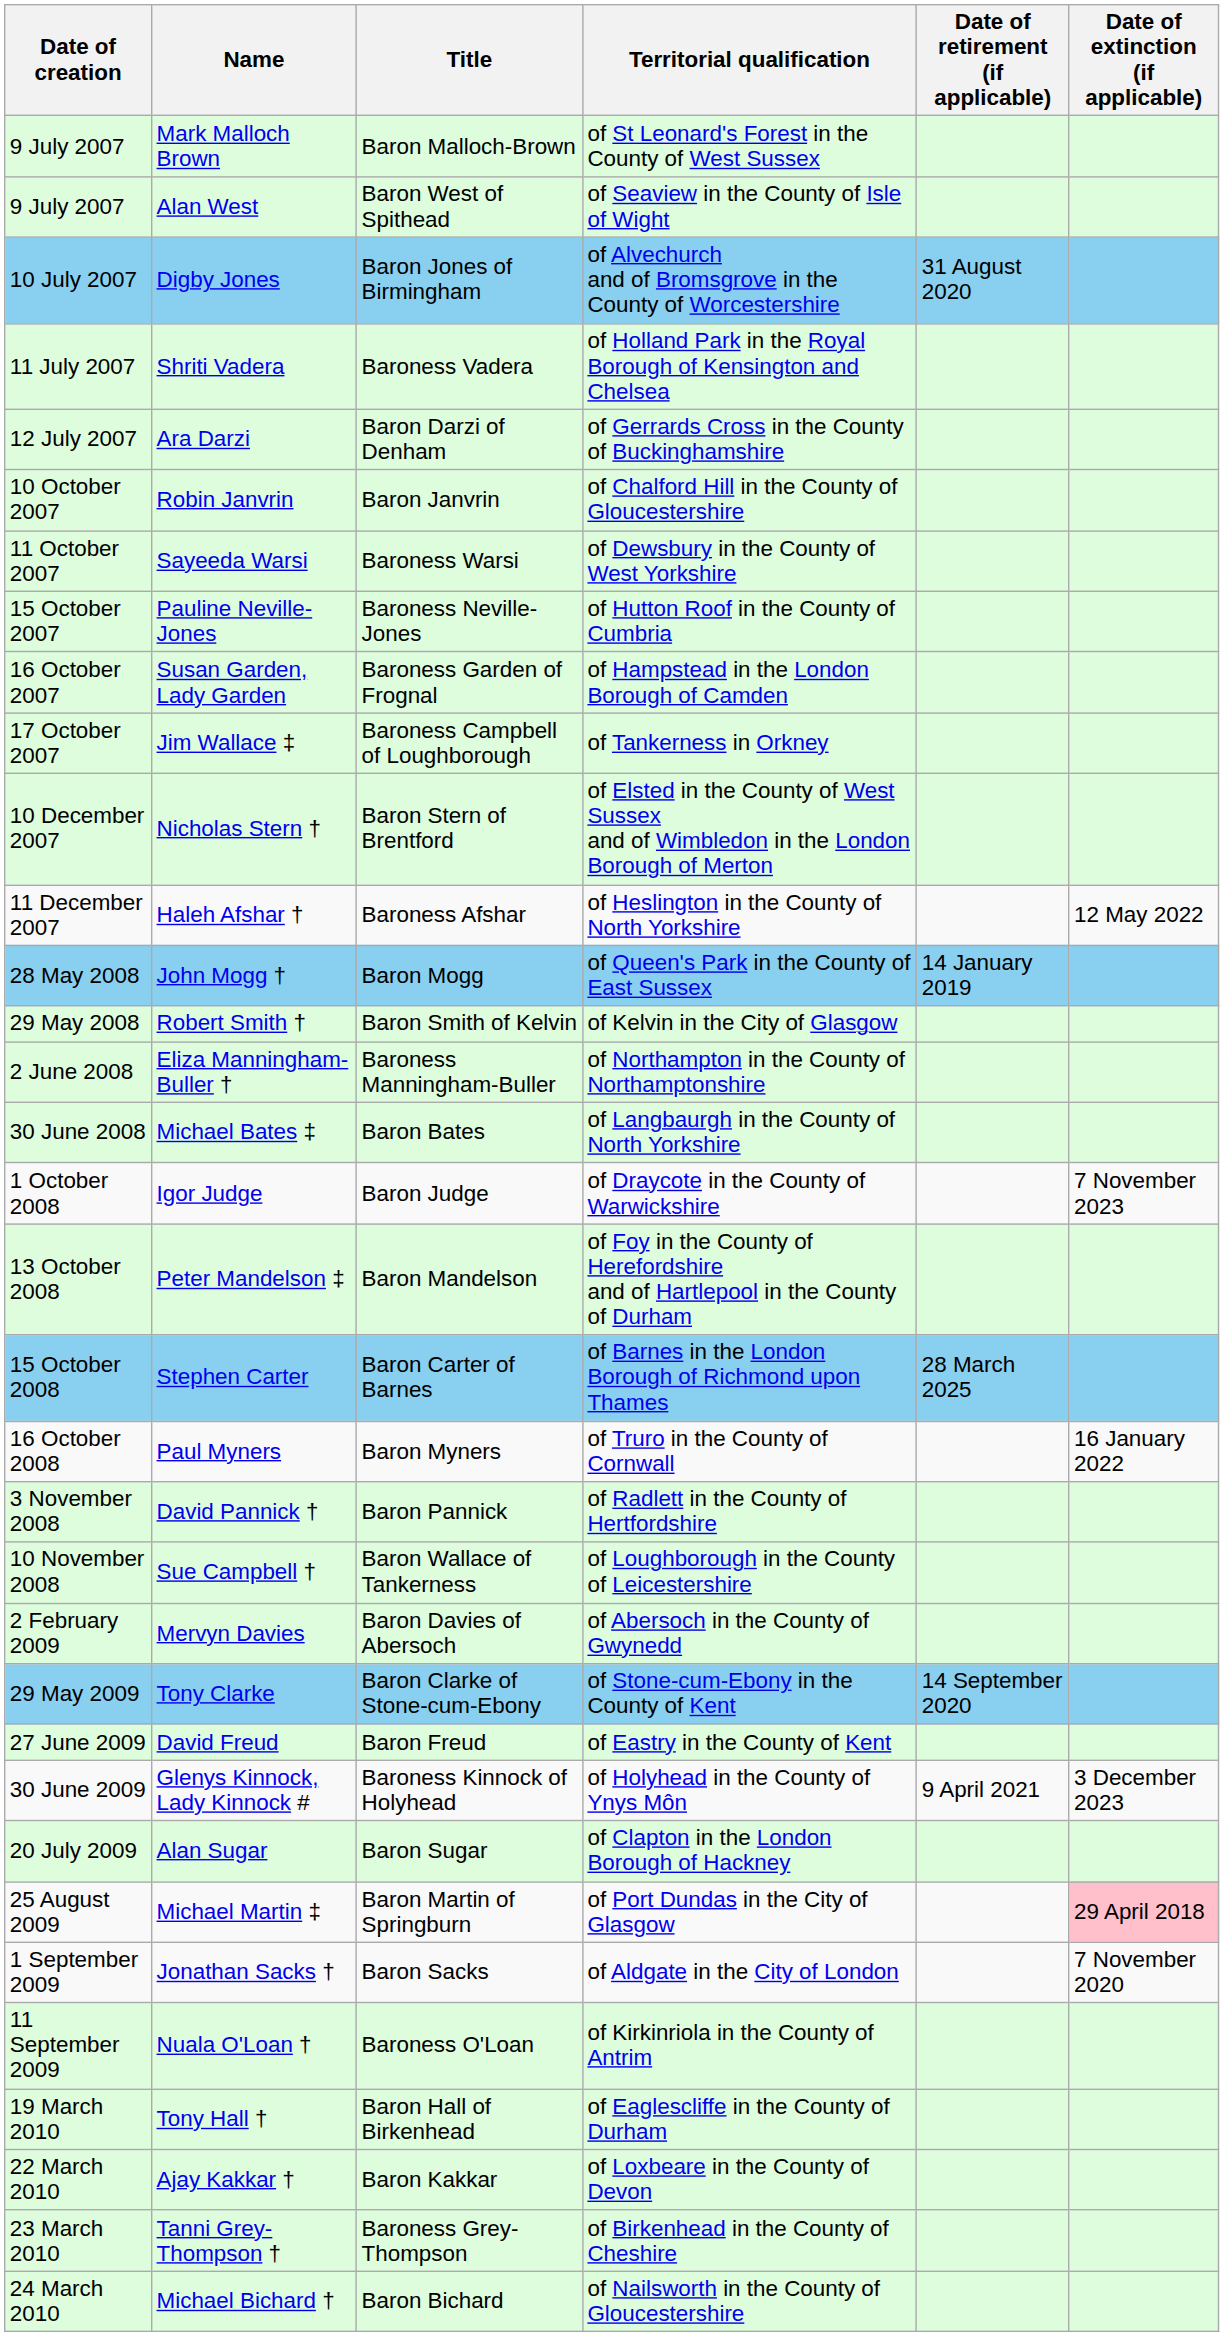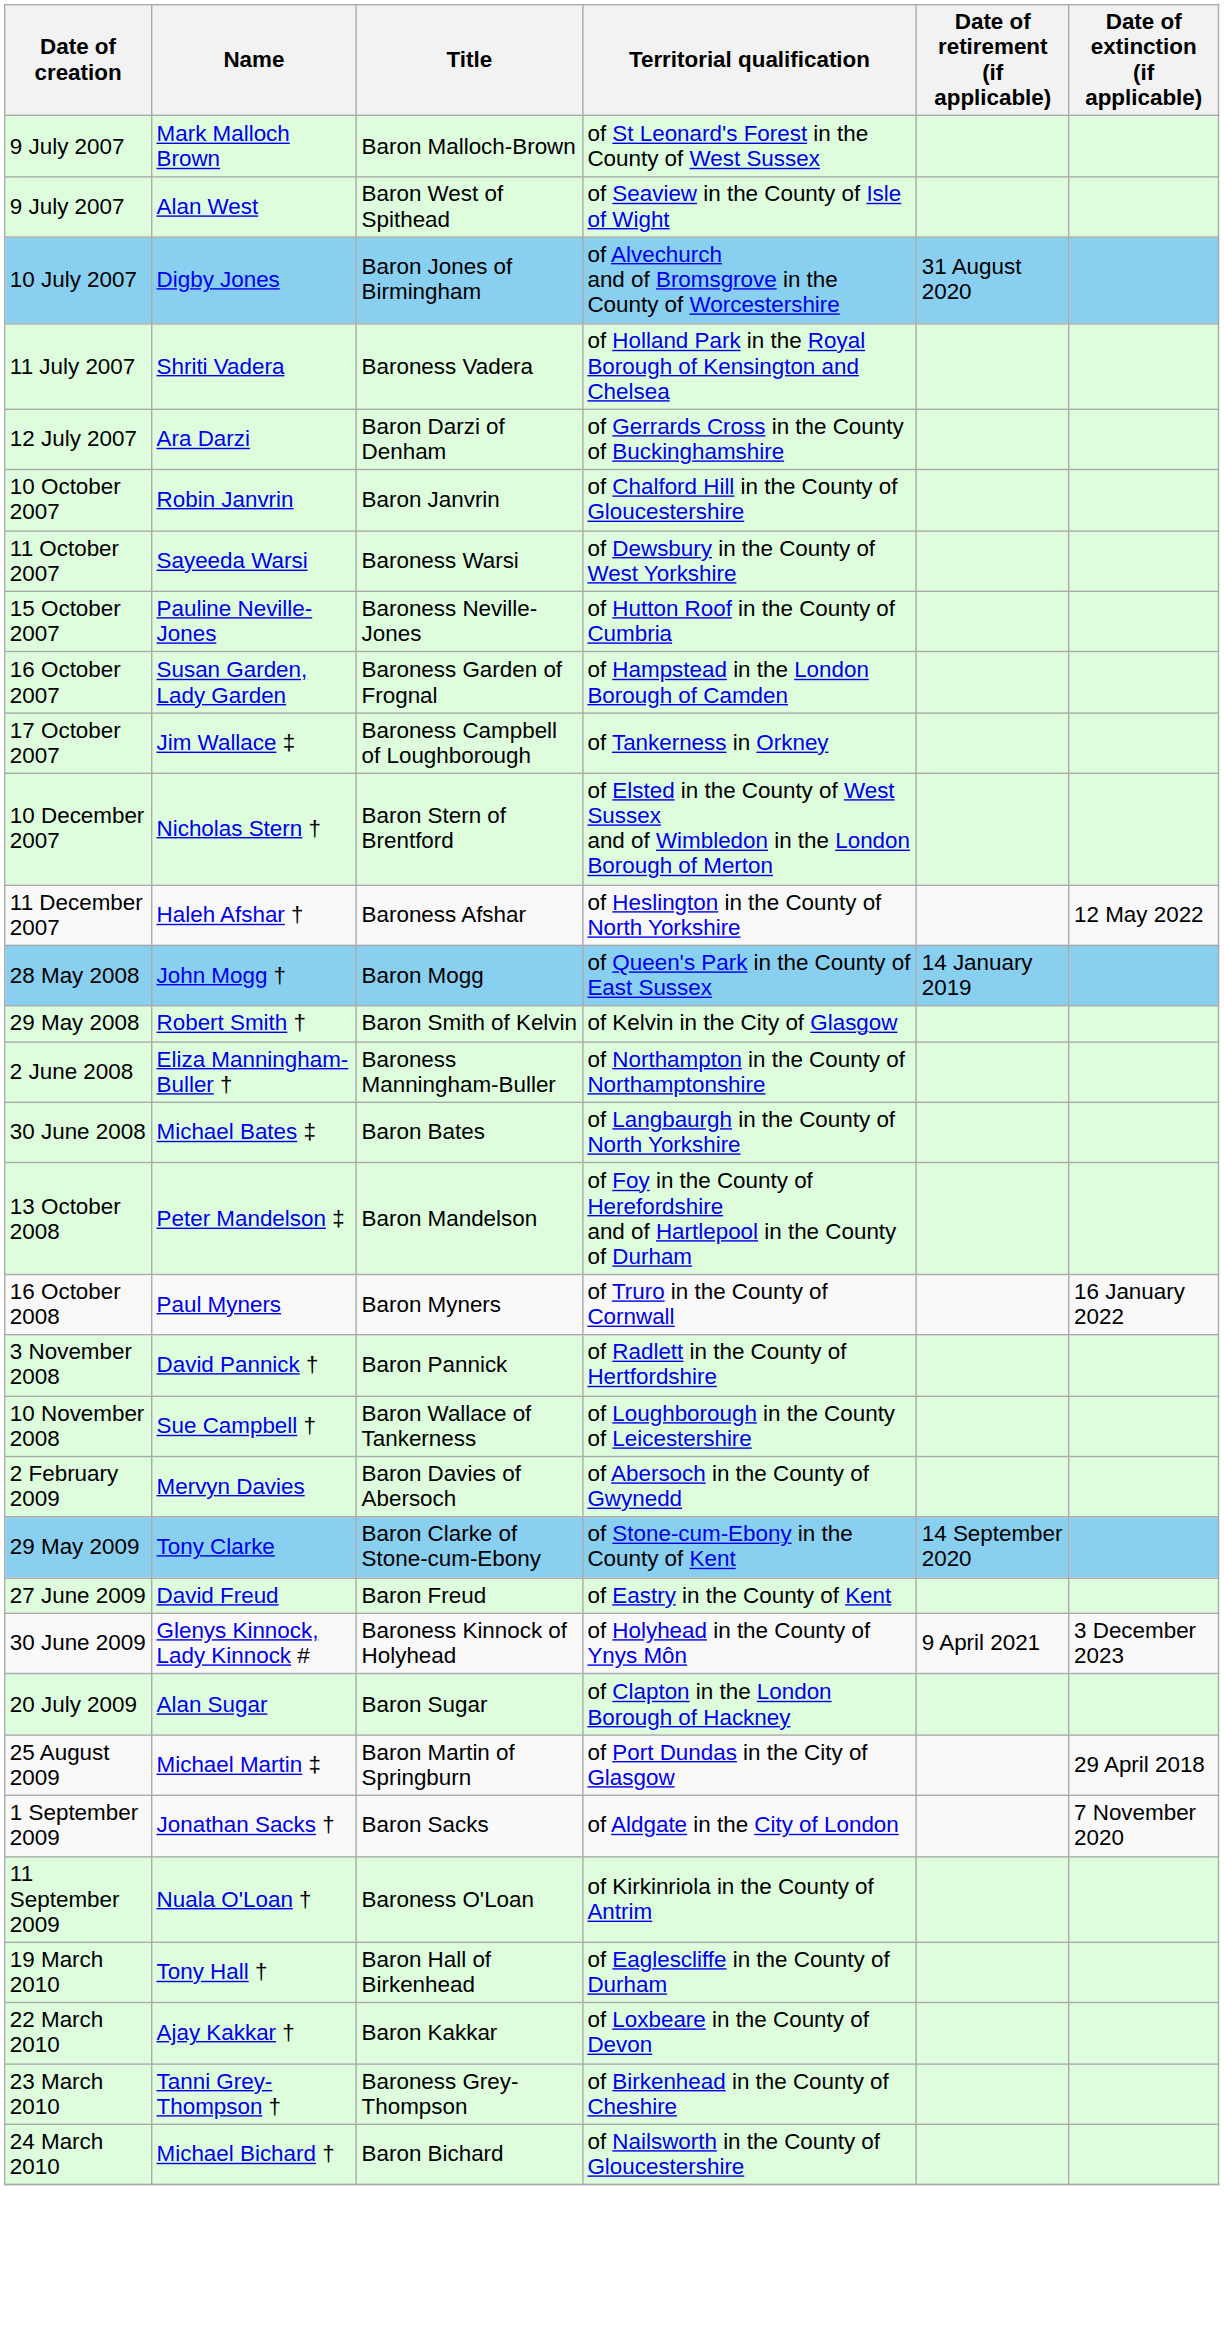- row: (209, 1193)
- row: (233, 1377)
(1139, 1911) pink background -> (1139, 1764) no background
